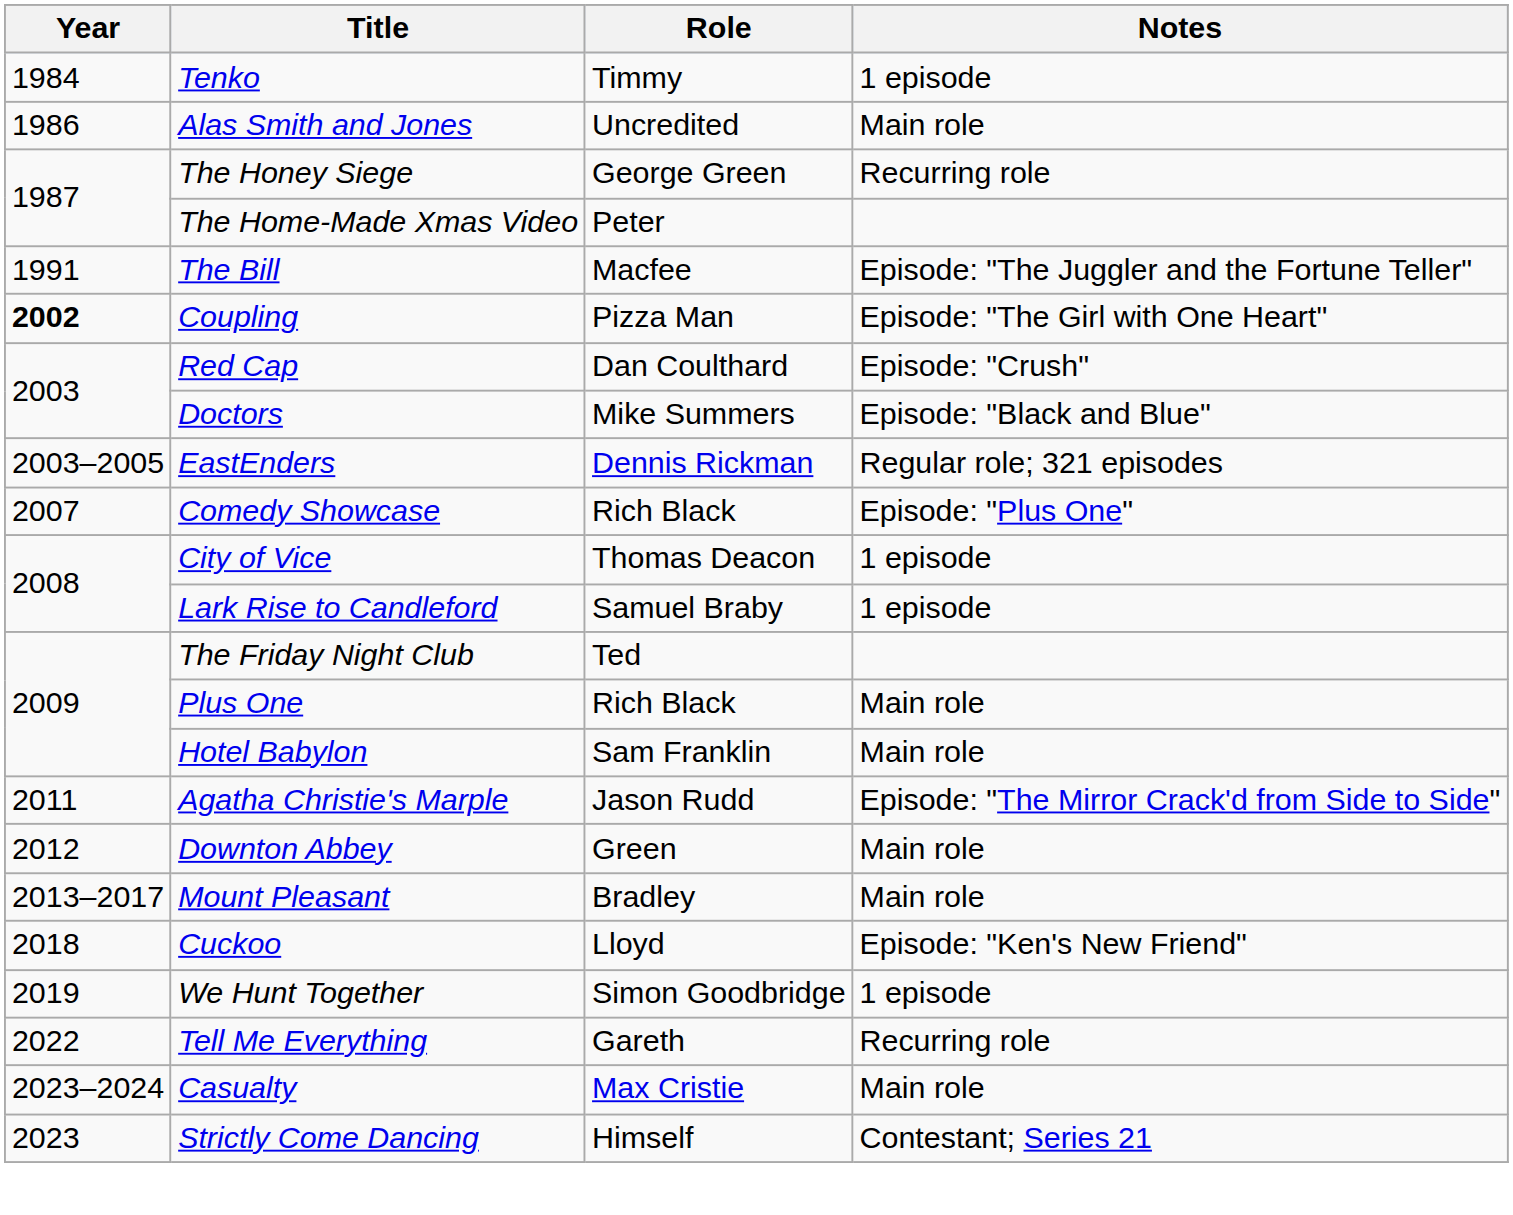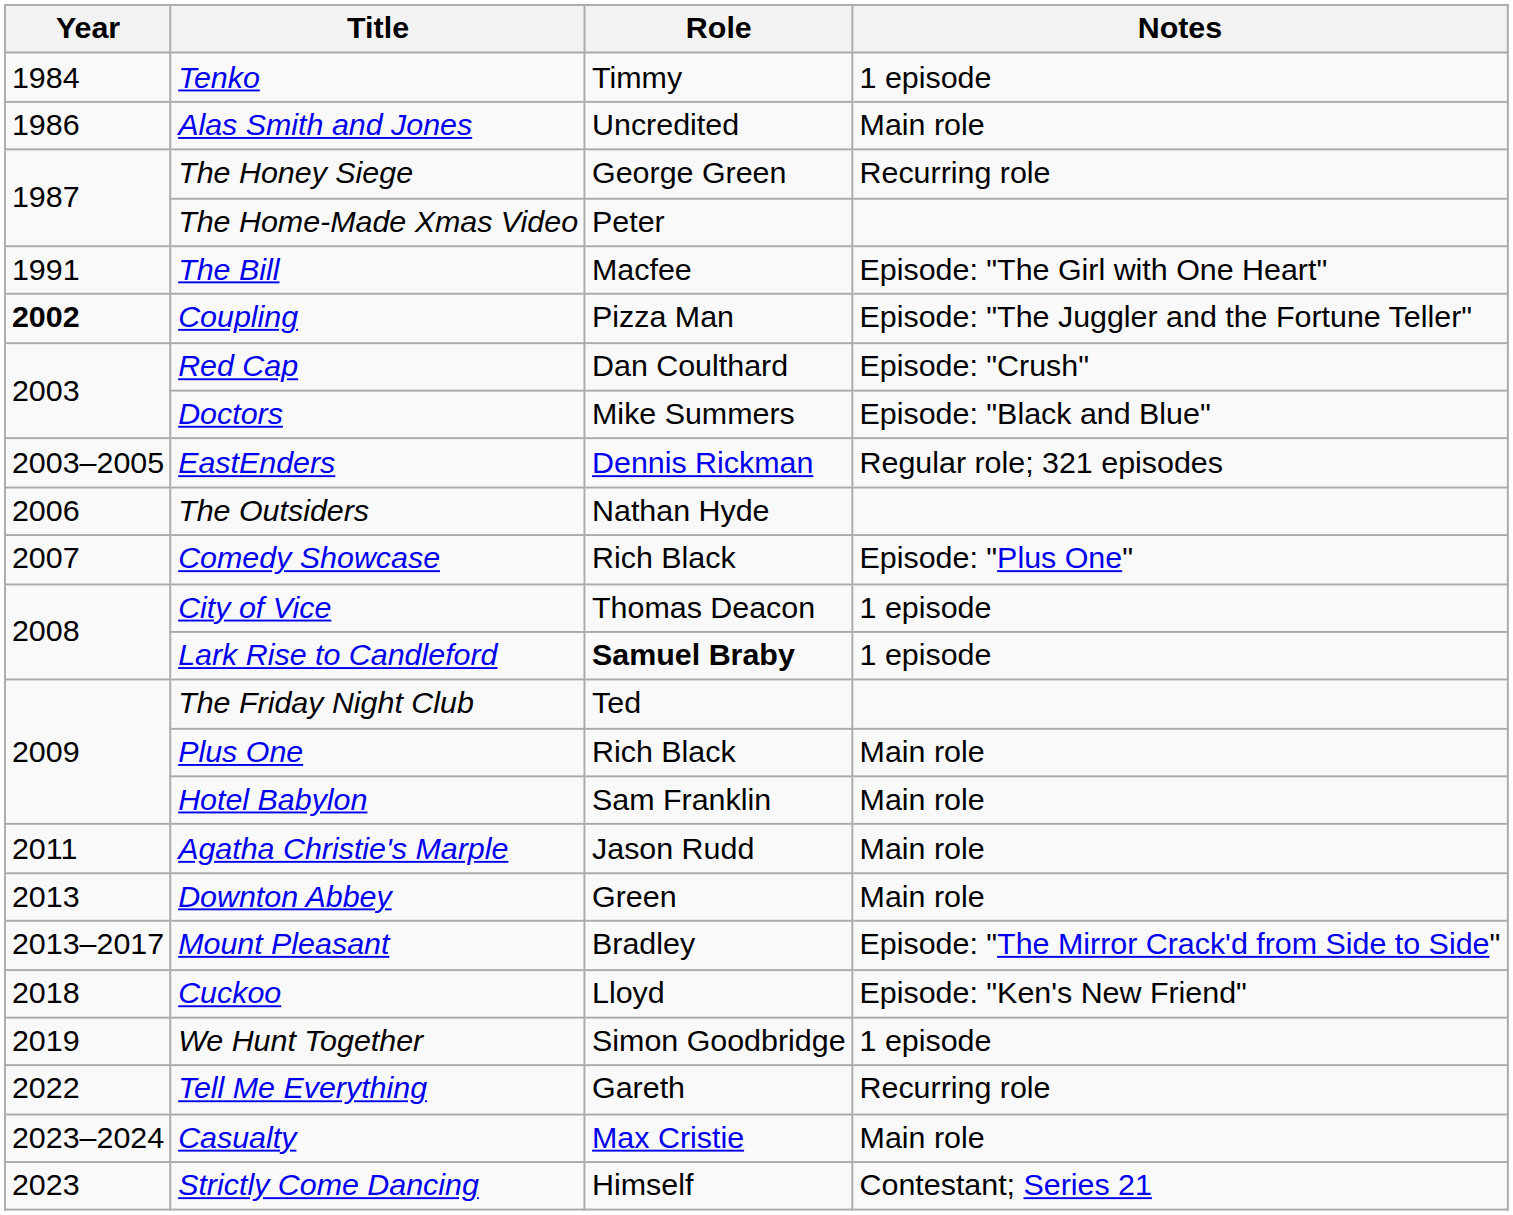(1166, 269) Episode: "The Juggler and the Fortune Teller" -> (1093, 269) Episode: "The Girl with One Heart"
(1093, 317) Episode: "The Girl with One Heart" -> (1166, 317) Episode: "The Juggler and the Fortune Teller"
+ row: (274, 510)
(688, 607) normal -> (693, 655) bold
(1180, 800) Episode: "The Mirror Crack'd from Side to Side" -> (922, 848) Main role
(46, 848) 2012 -> (46, 896) 2013
(922, 896) Main role -> (1180, 944) Episode: "The Mirror Crack'd from Side to Side"
